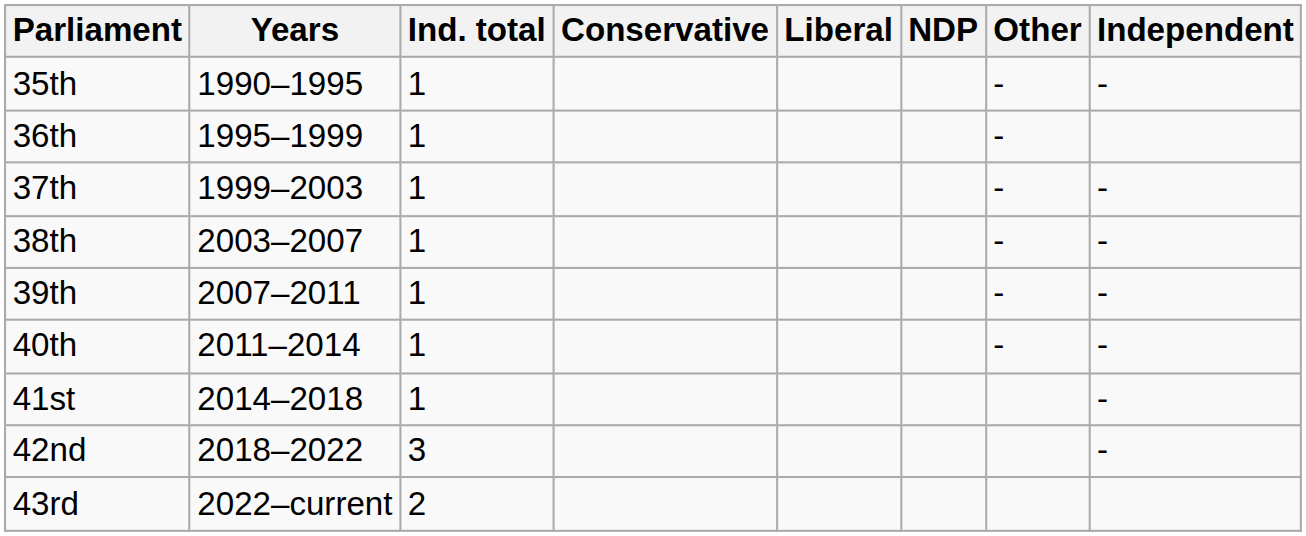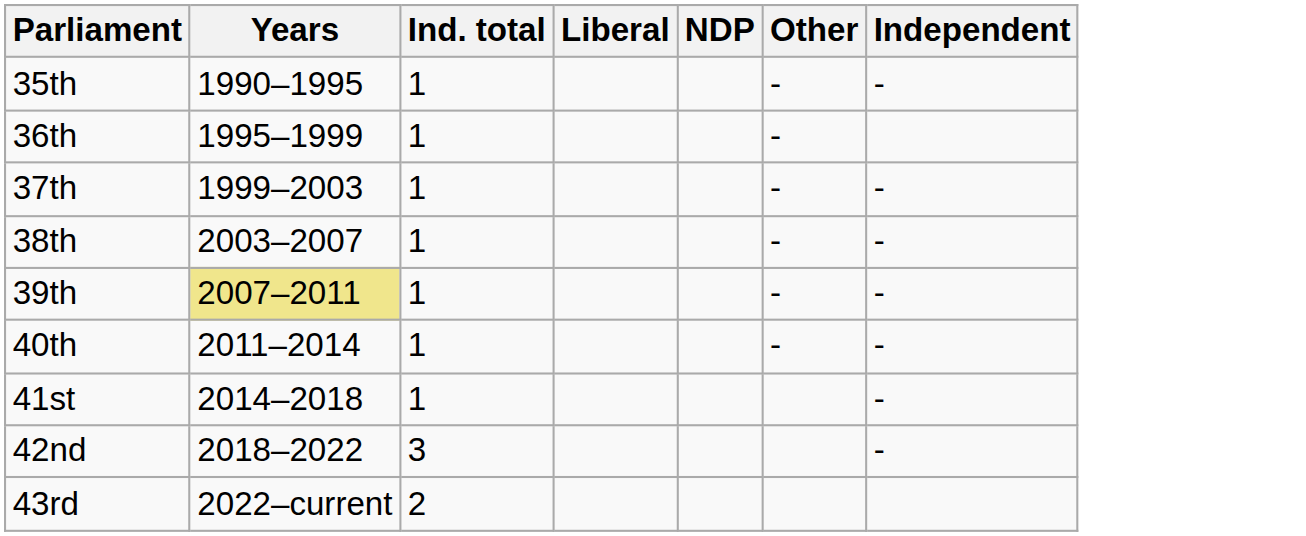- column: (665, 30)
(279, 293) no background -> (279, 293) khaki background
